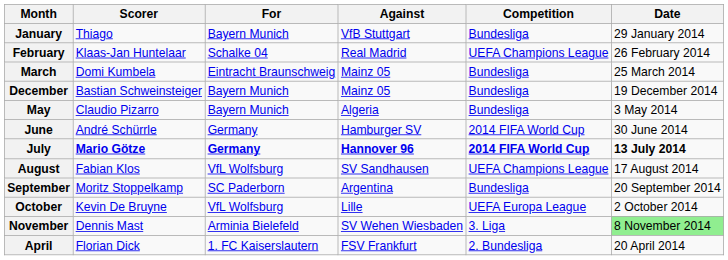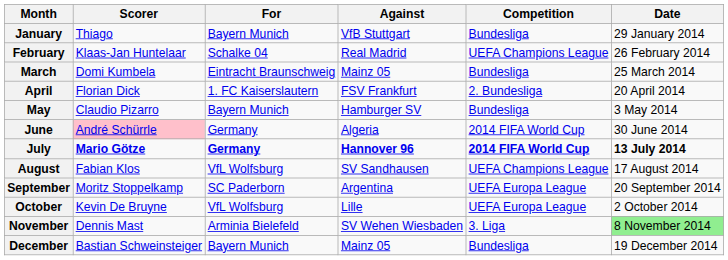rows swapped: (39, 245) <-> (39, 91)
(360, 110) Algeria -> (381, 110) Hamburger SV
(116, 130) no background -> (116, 130) pink background
(381, 130) Hamburger SV -> (360, 130) Algeria
(499, 187) Bundesliga -> (527, 187) UEFA Europa League
